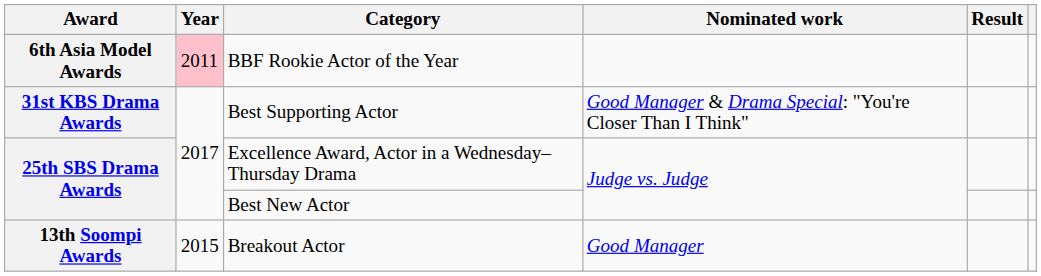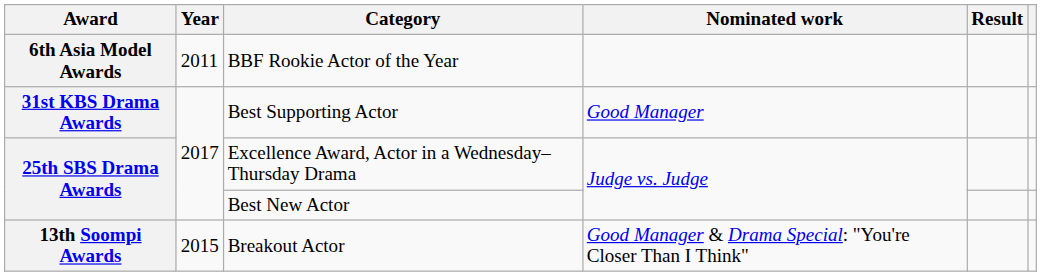(199, 60) pink background -> (199, 60) no background
(748, 112) Good Manager & Drama Special: "You're Closer Than I Think" -> (645, 112) Good Manager
(645, 245) Good Manager -> (748, 245) Good Manager & Drama Special: "You're Closer Than I Think"
